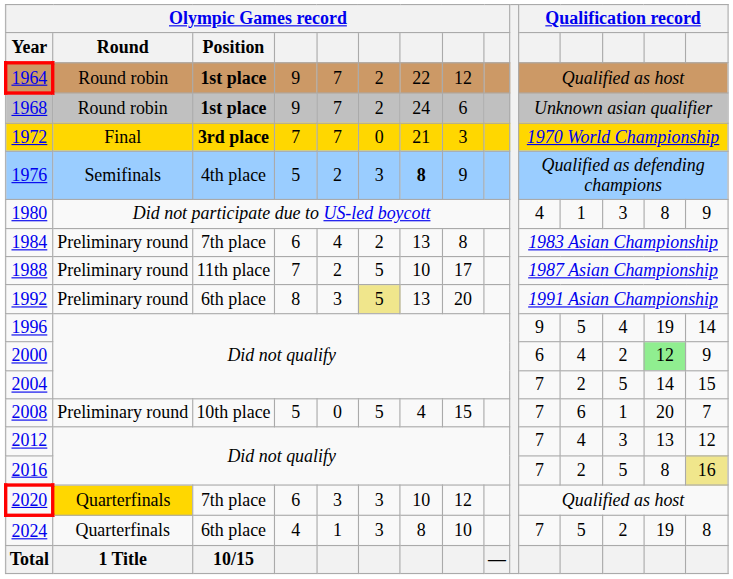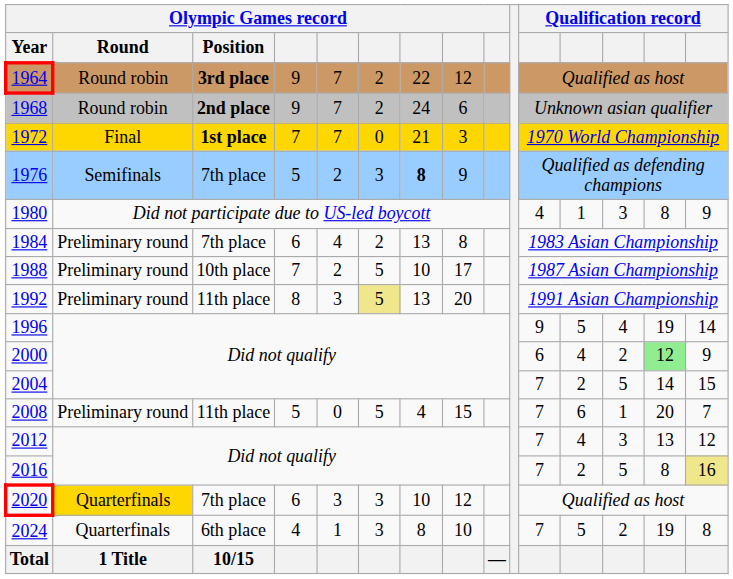(233, 77) 1st place -> (233, 77) 3rd place
(233, 107) 1st place -> (233, 107) 2nd place
(233, 136) 3rd place -> (233, 136) 1st place
(233, 175) 4th place -> (233, 175) 7th place
(233, 270) 11th place -> (233, 270) 10th place
(233, 299) 6th place -> (233, 299) 11th place
(233, 412) 10th place -> (233, 412) 11th place
